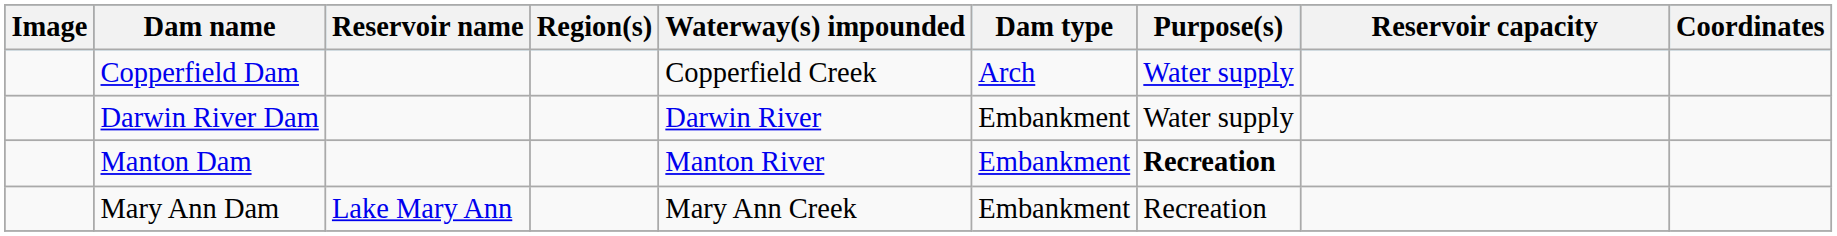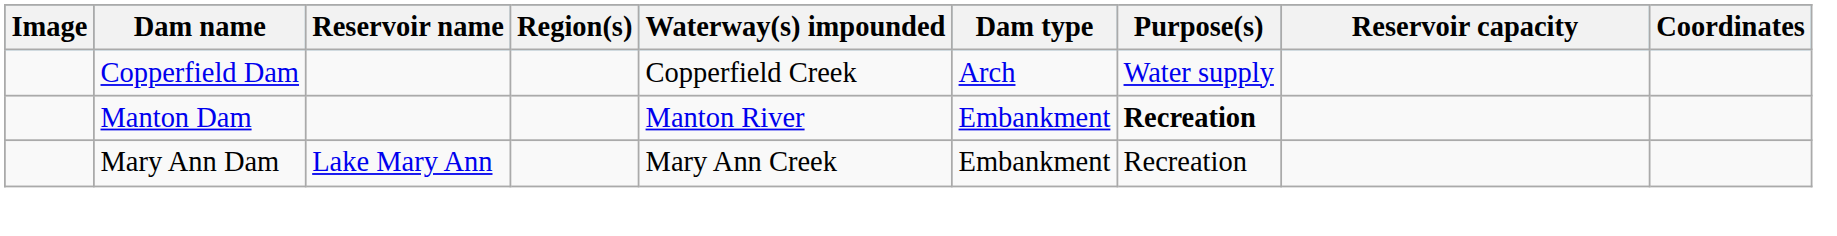- row: (210, 117)
